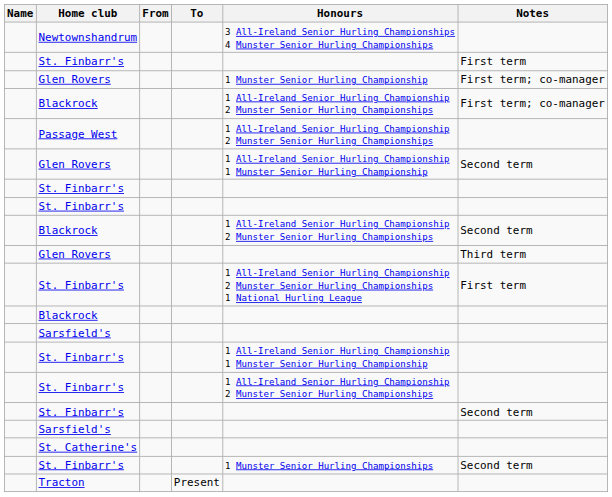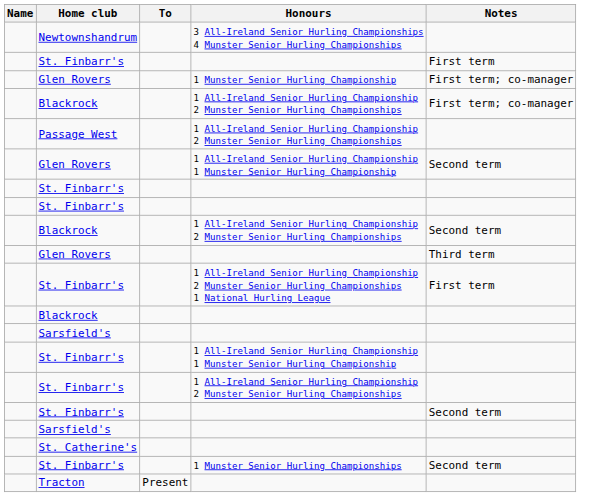- column: (155, 13)
